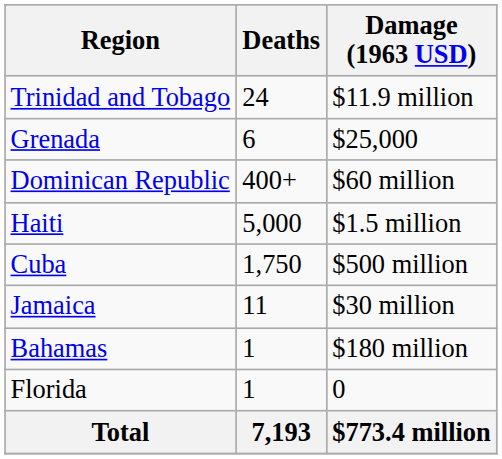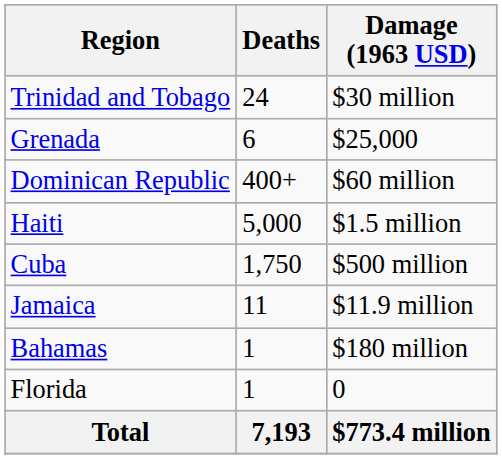(403, 97) $11.9 million -> (394, 97) $30 million
(394, 306) $30 million -> (403, 306) $11.9 million
